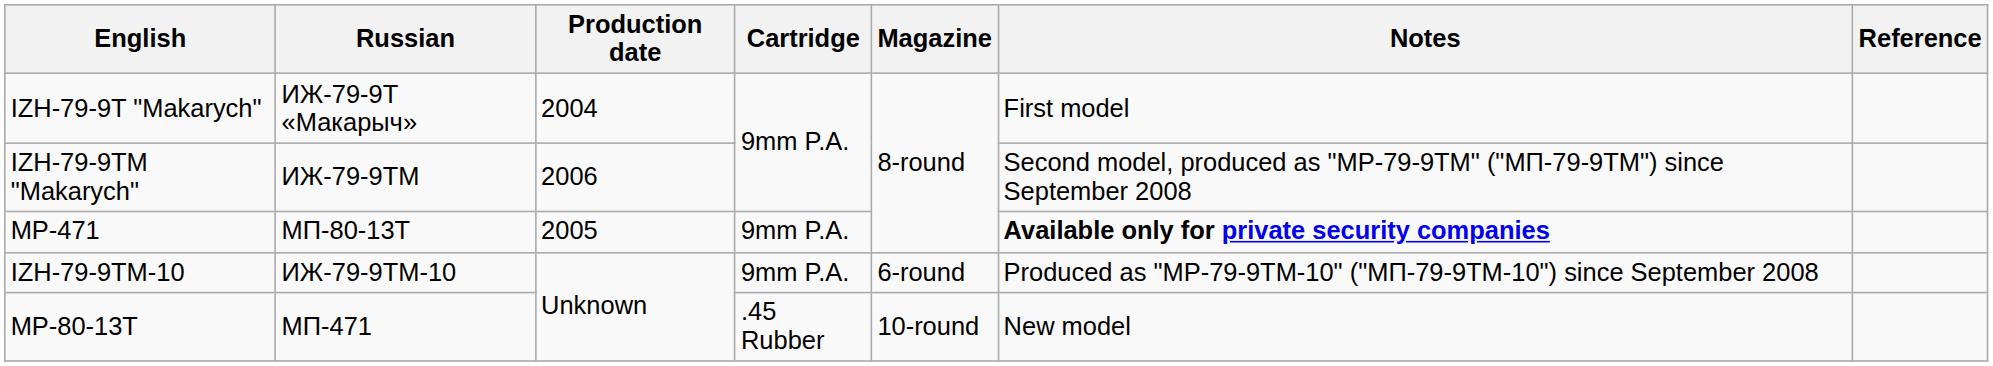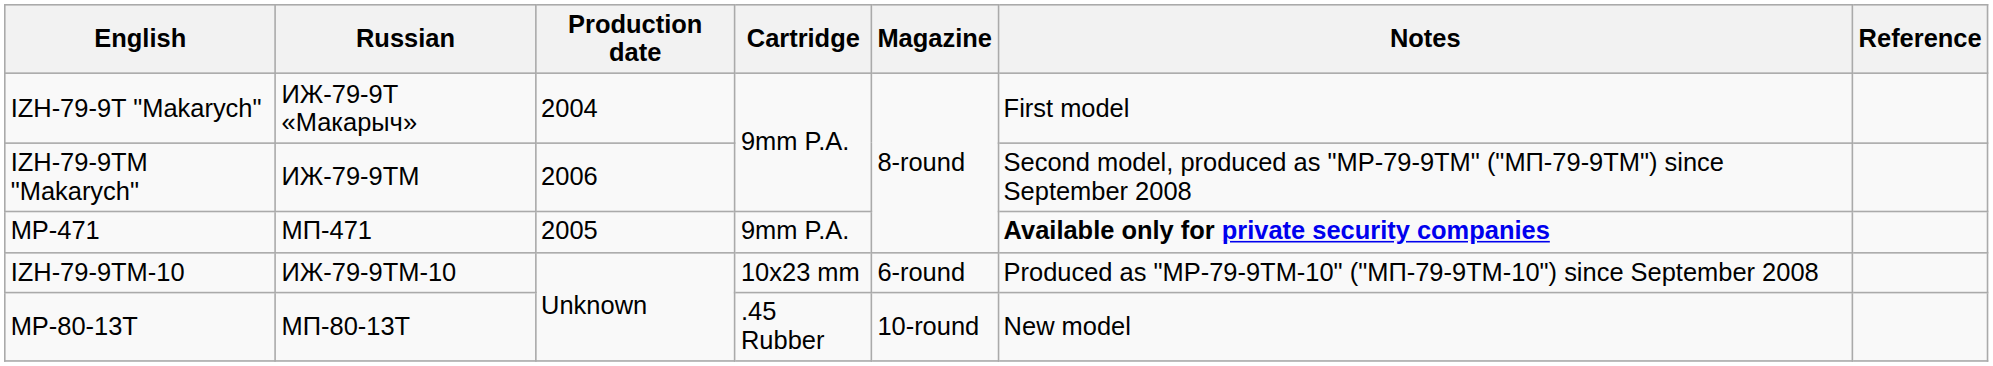(346, 231) МП-80-13T -> (327, 231) МП-471
(795, 271) 9mm P.A. -> (800, 271) 10x23 mm
(327, 326) МП-471 -> (346, 326) МП-80-13T
